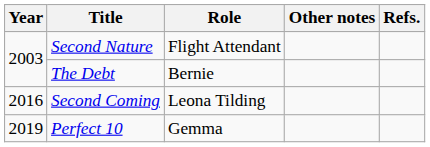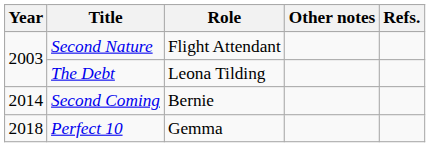(191, 73) Bernie -> (217, 73) Leona Tilding
(26, 100) 2016 -> (26, 100) 2014
(217, 100) Leona Tilding -> (191, 100) Bernie
(26, 127) 2019 -> (26, 127) 2018
